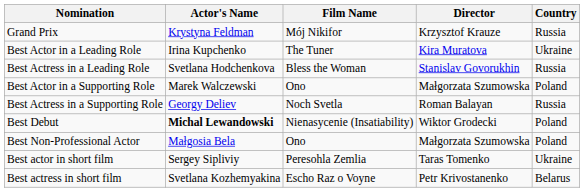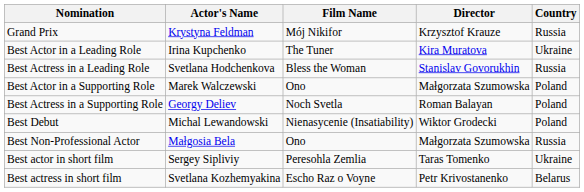(550, 104) Russia -> (551, 104) Poland
(221, 123) bold -> (218, 123) normal
(551, 141) Poland -> (550, 141) Russia
